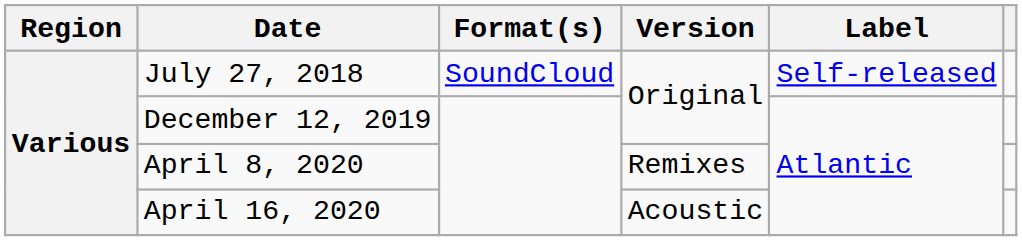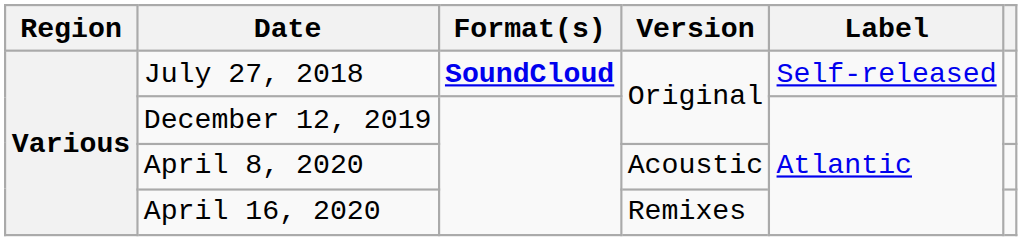(530, 74) normal -> (530, 74) bold
(687, 166) Remixes -> (695, 166) Acoustic
(695, 212) Acoustic -> (687, 212) Remixes
